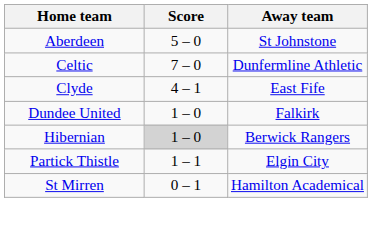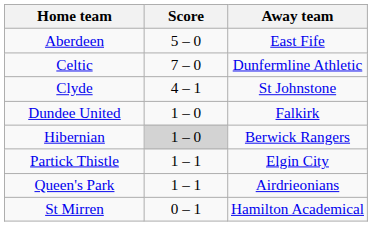(297, 40) St Johnstone -> (297, 40) East Fife
(297, 88) East Fife -> (297, 88) St Johnstone
+ row: (74, 185)
